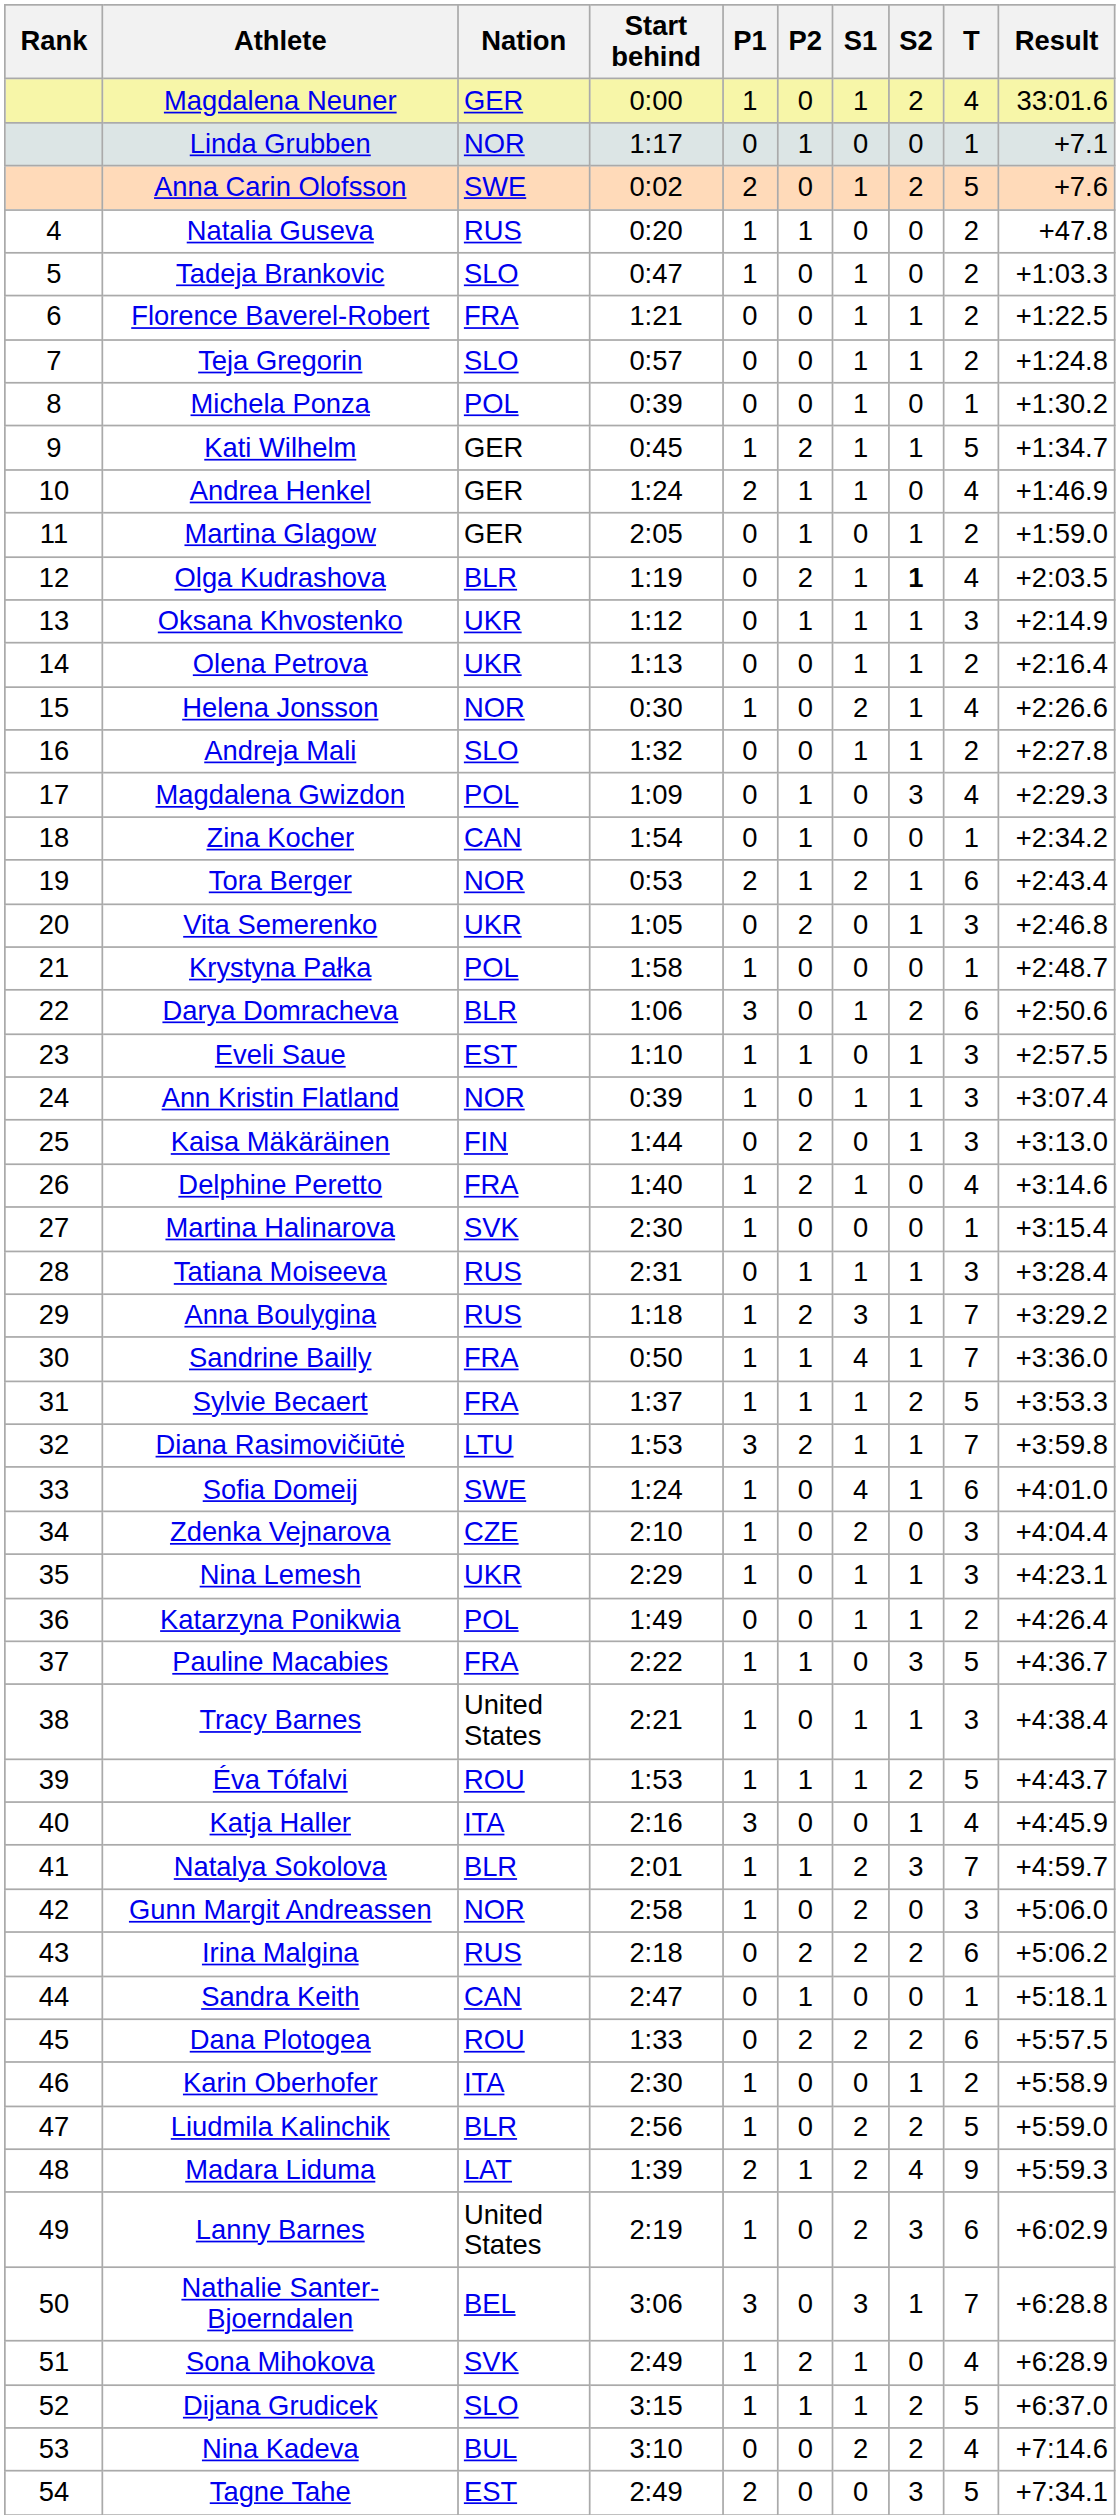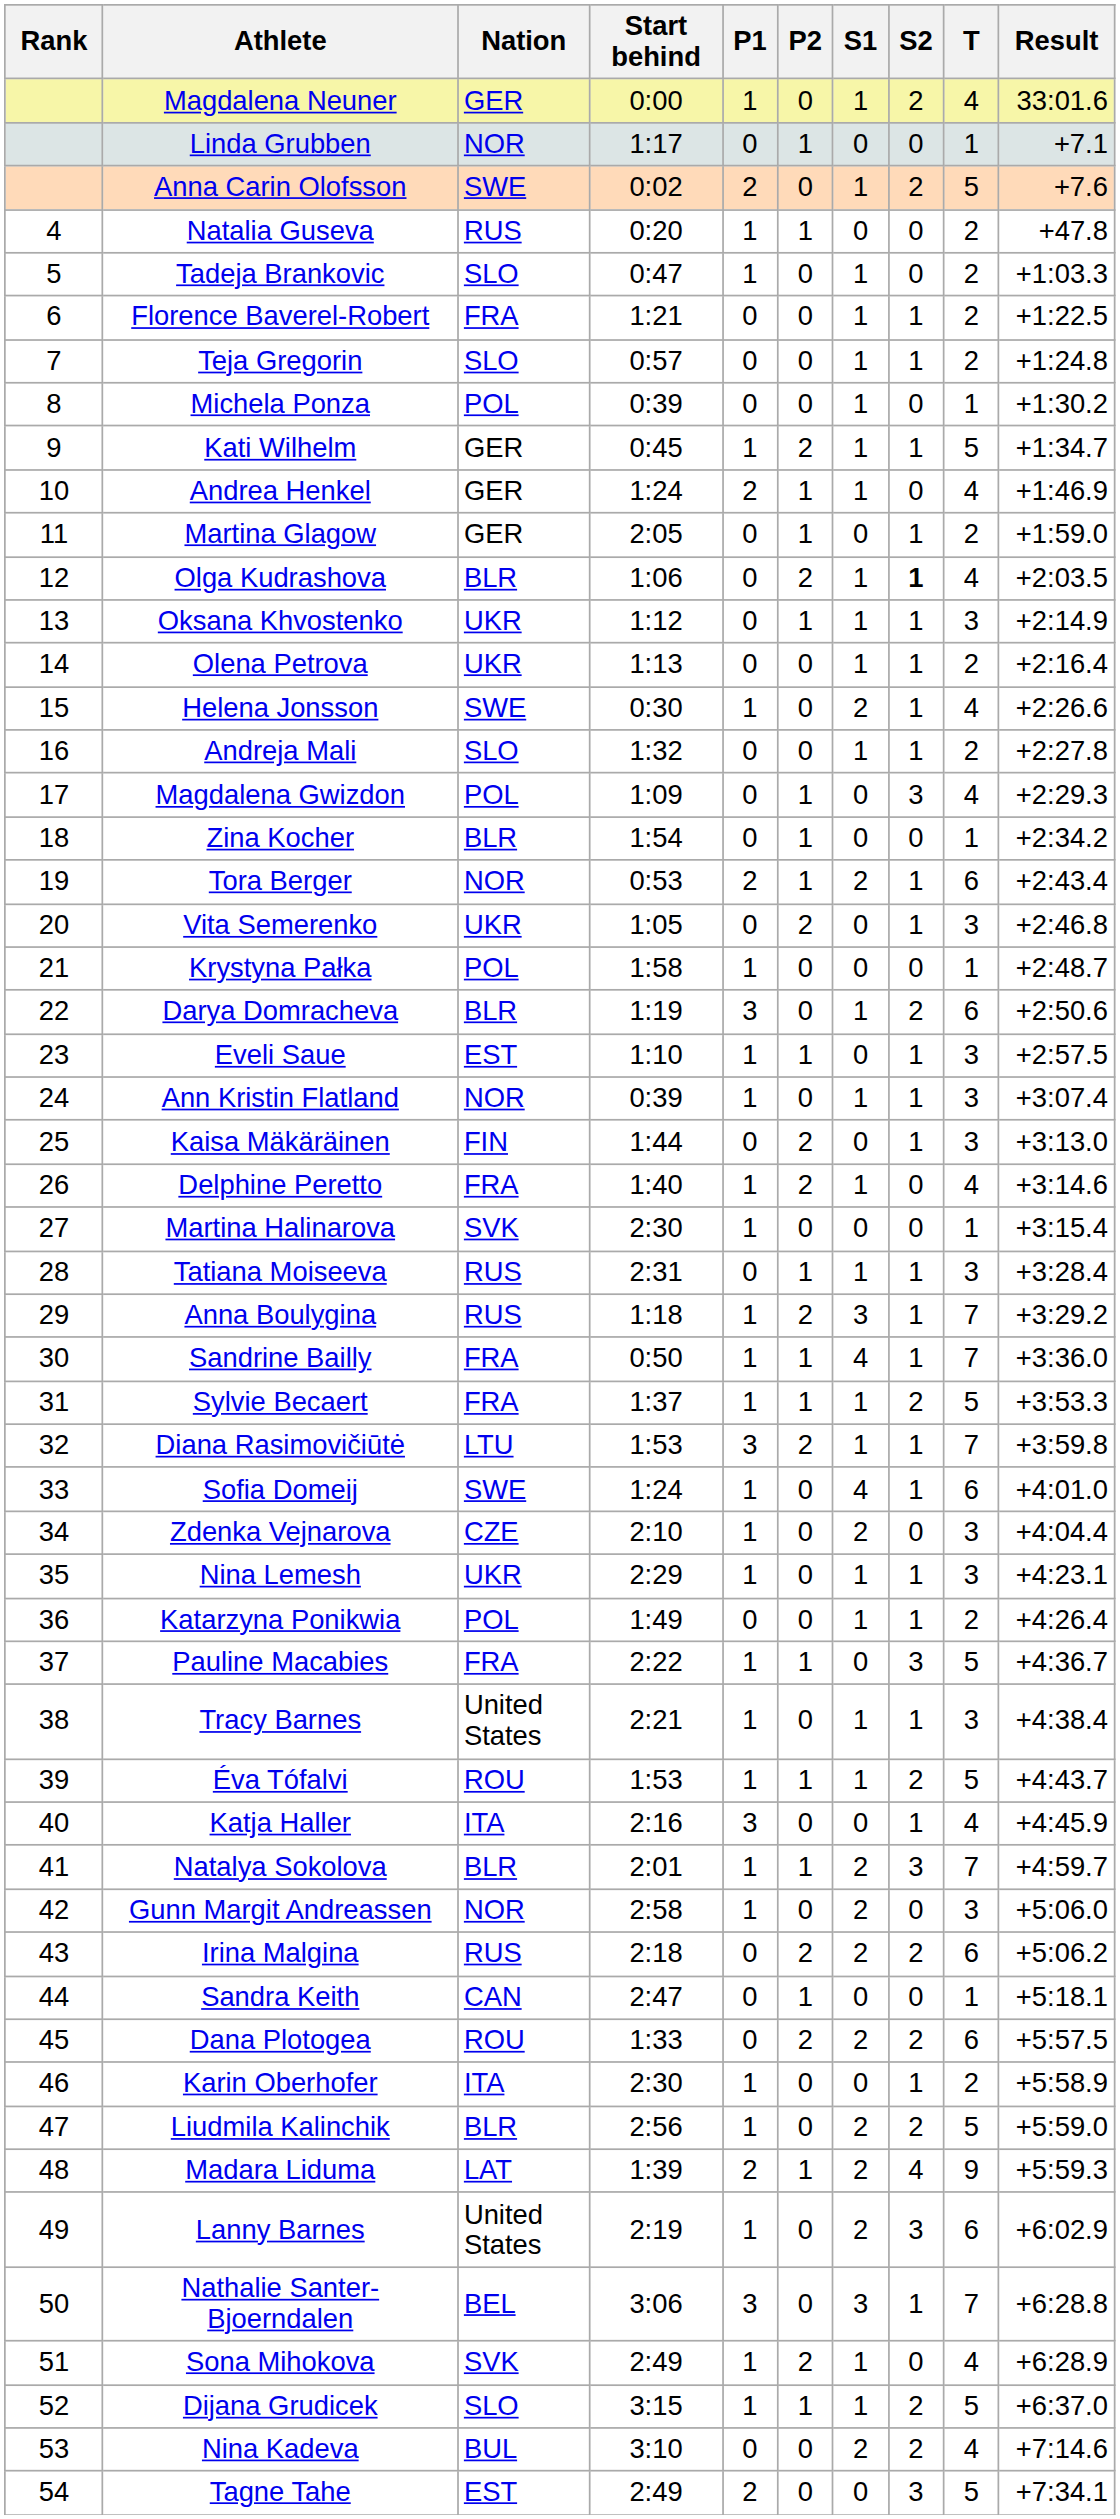(656, 577) 1:19 -> (656, 577) 1:06
(494, 707) NOR -> (495, 707) SWE
(493, 838) CAN -> (490, 838) BLR
(656, 1011) 1:06 -> (656, 1011) 1:19
